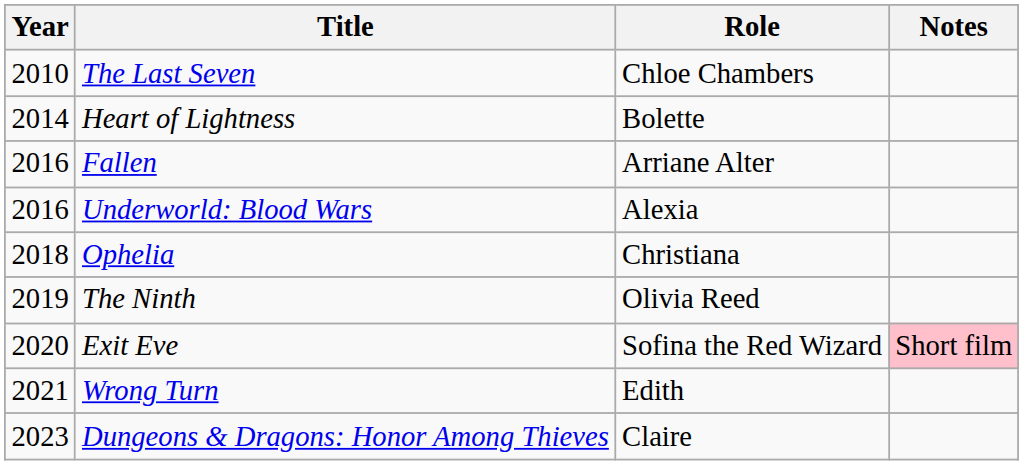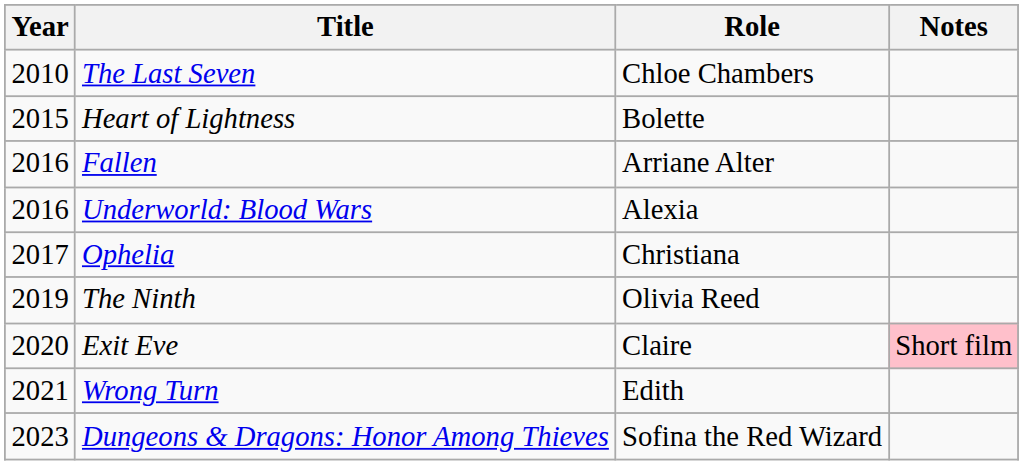(40, 118) 2014 -> (40, 118) 2015
(40, 254) 2018 -> (40, 254) 2017
(752, 345) Sofina the Red Wizard -> (657, 345) Claire
(657, 436) Claire -> (752, 436) Sofina the Red Wizard
